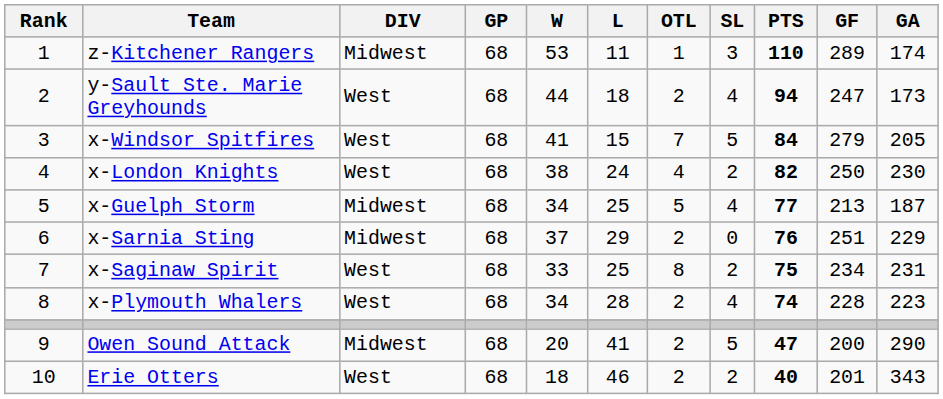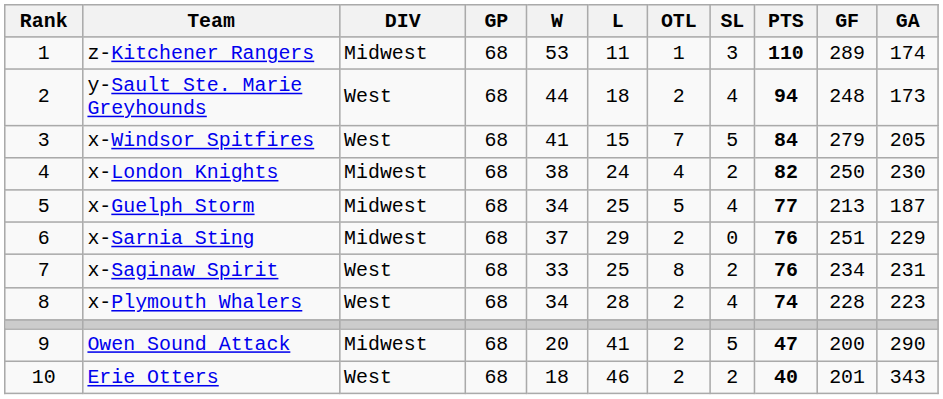(847, 97) 247 -> (847, 97) 248
(368, 174) West -> (386, 174) Midwest
(786, 271) 75 -> (786, 271) 76
